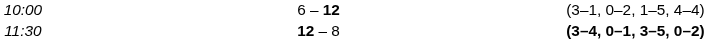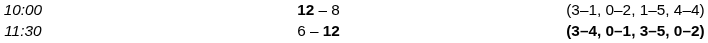(319, 10) 6 – 12 -> (319, 10) 12 – 8
(319, 31) 12 – 8 -> (319, 31) 6 – 12
